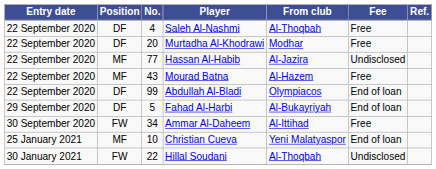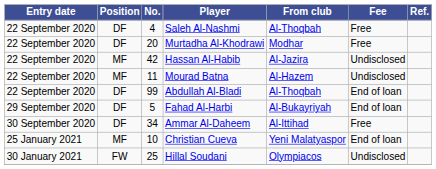(152, 60) 77 -> (152, 60) 42
(152, 76) 43 -> (152, 76) 11
(361, 76) Free -> (378, 76) Undisclosed
(295, 92) Olympiacos -> (295, 92) Al-Thoqbah
(120, 124) FW -> (120, 124) DF
(152, 156) 22 -> (152, 156) 25
(295, 156) Al-Thoqbah -> (295, 156) Olympiacos
